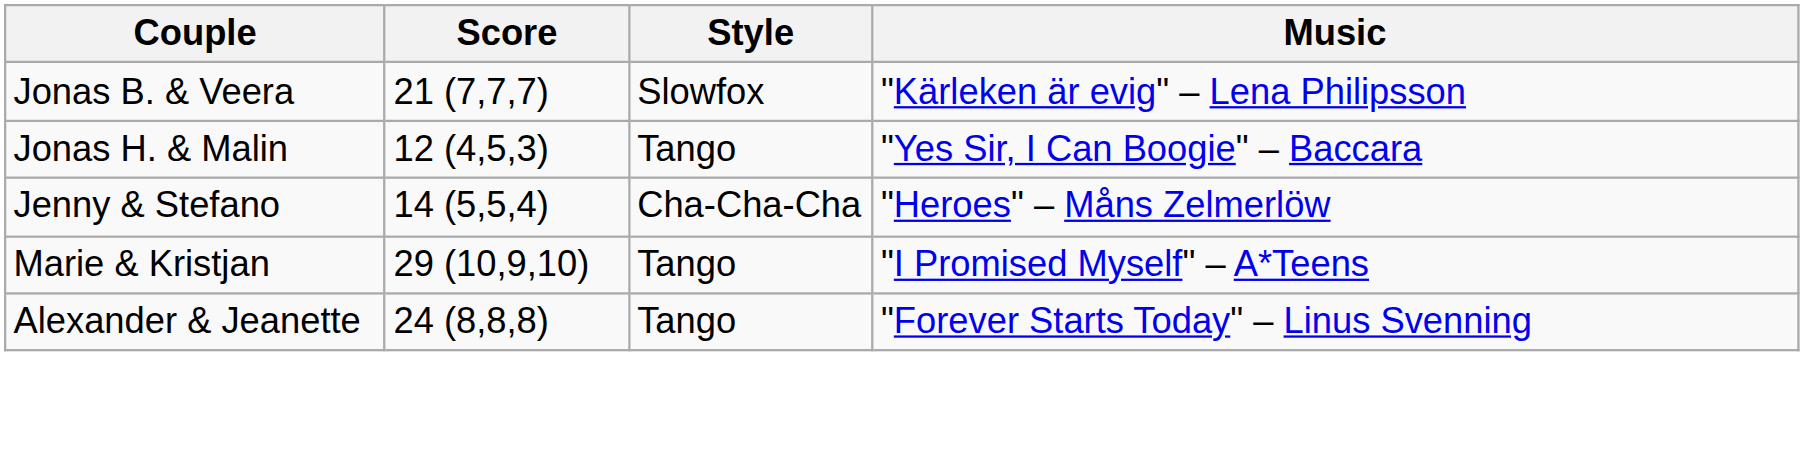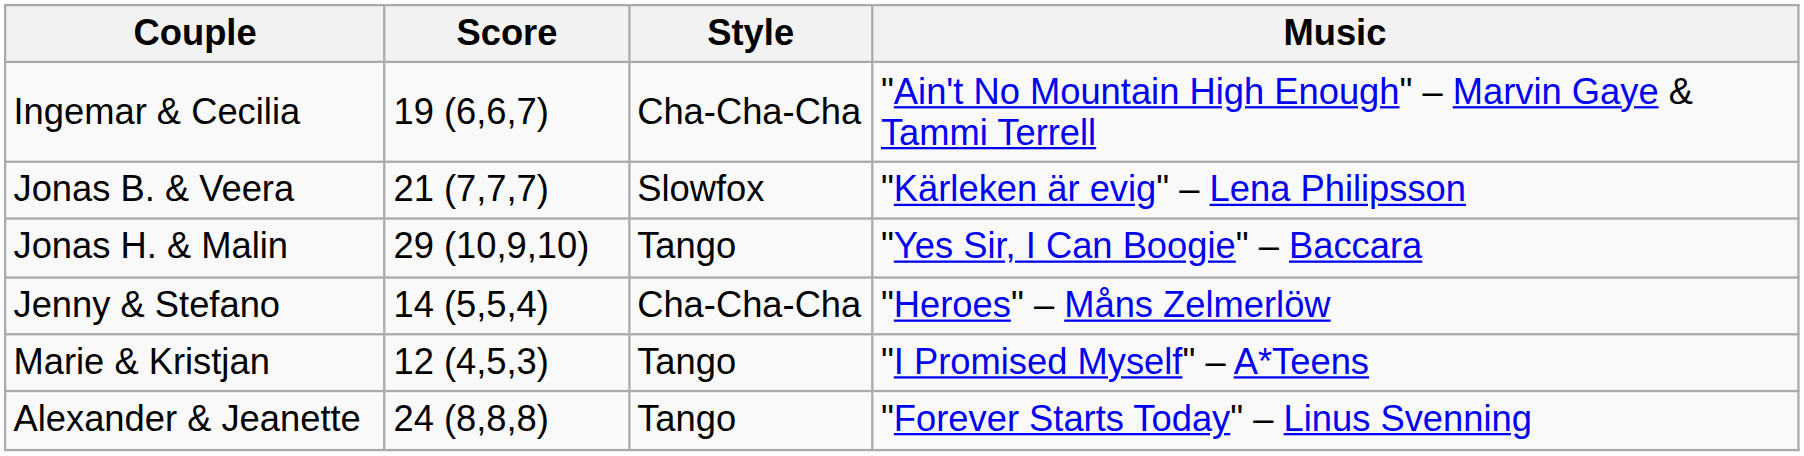+ row: (157, 111)
(471, 148) 12 (4,5,3) -> (491, 246) 29 (10,9,10)
(491, 263) 29 (10,9,10) -> (471, 362) 12 (4,5,3)
